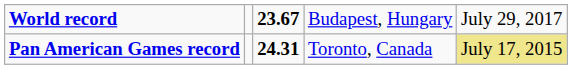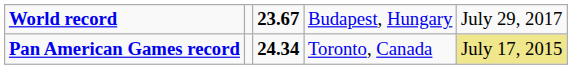(278, 49) 24.31 -> (278, 49) 24.34
